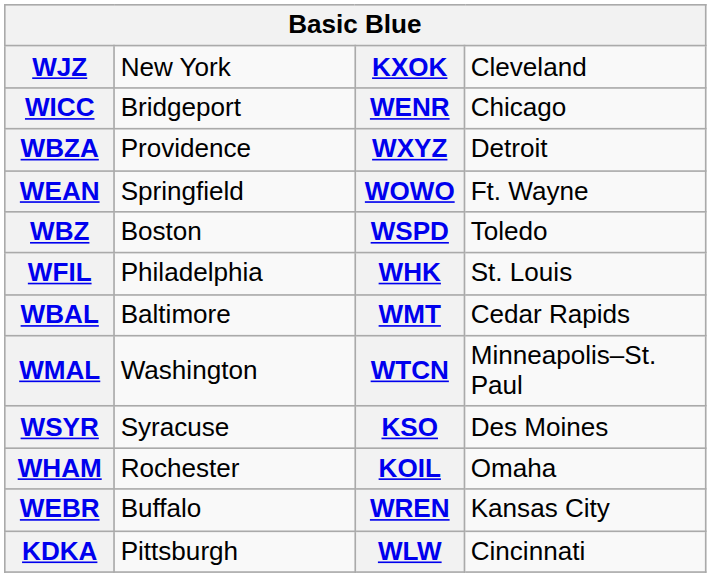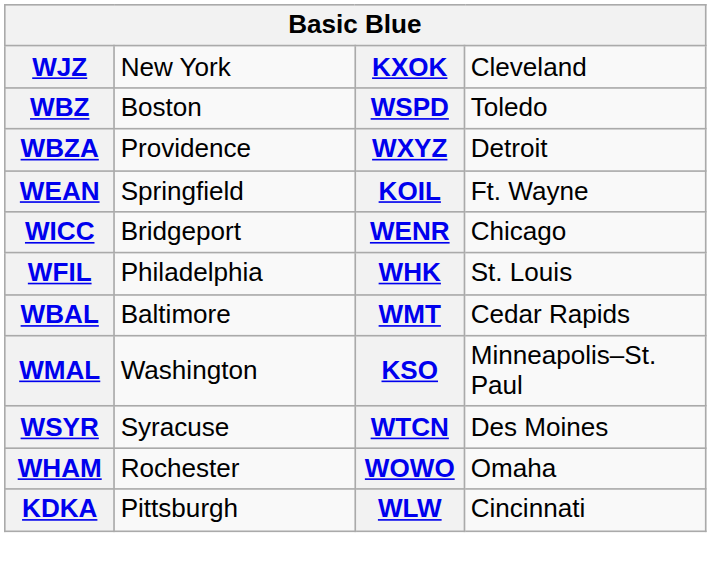rows swapped: (60, 231) <-> (60, 107)
(410, 190) WOWO -> (410, 190) KOIL
(410, 370) WTCN -> (410, 370) KSO
(410, 426) KSO -> (410, 426) WTCN
(410, 468) KOIL -> (410, 468) WOWO
- row: (60, 509)
